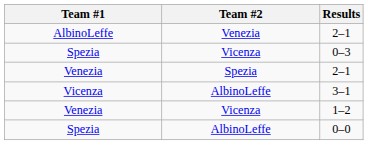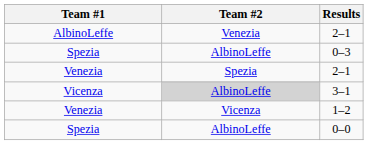(241, 52) Vicenza -> (241, 52) AlbinoLeffe
(241, 91) no background -> (241, 91) lightgrey background
